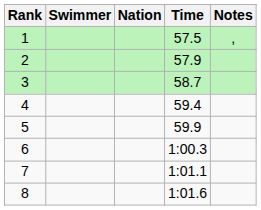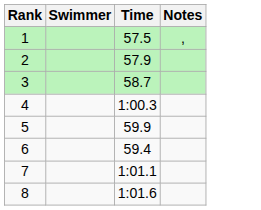- column: (140, 15)
(188, 104) 59.4 -> (137, 104) 1:00.3
(188, 149) 1:00.3 -> (137, 149) 59.4
